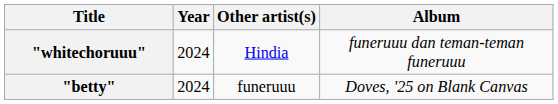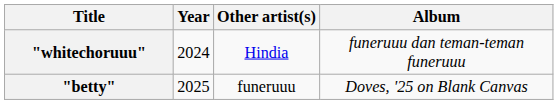(193, 86) 2024 -> (193, 86) 2025
